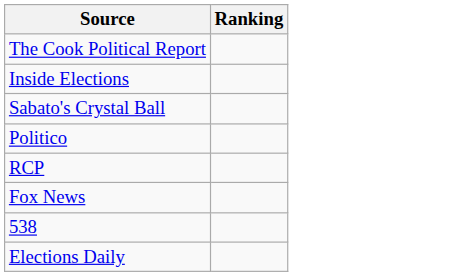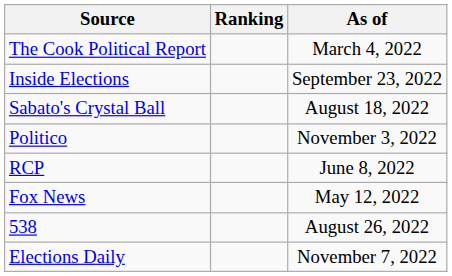+ column: (367, 19)
